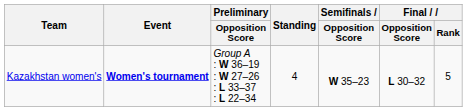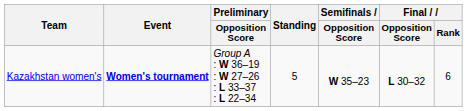(295, 77) 4 -> (295, 77) 5
(448, 77) 5 -> (448, 77) 6
